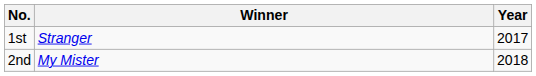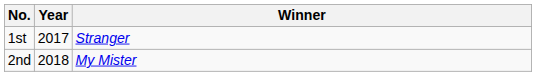columns swapped: (513, 15) <-> (264, 15)
